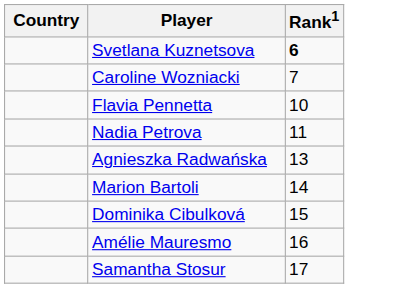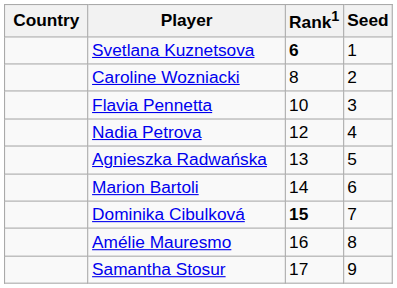+ column: (368, 20)
(294, 77) 7 -> (294, 77) 8
(298, 132) 11 -> (299, 132) 12
(299, 214) normal -> (299, 214) bold
